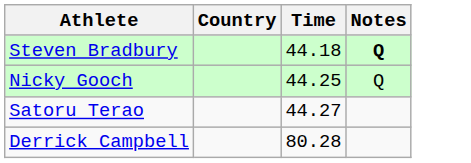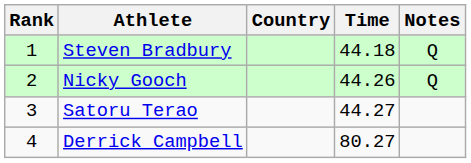+ column: (32, 20)
(379, 50) bold -> (432, 50) normal
(313, 81) 44.25 -> (367, 81) 44.26
(313, 142) 80.28 -> (367, 142) 80.27
